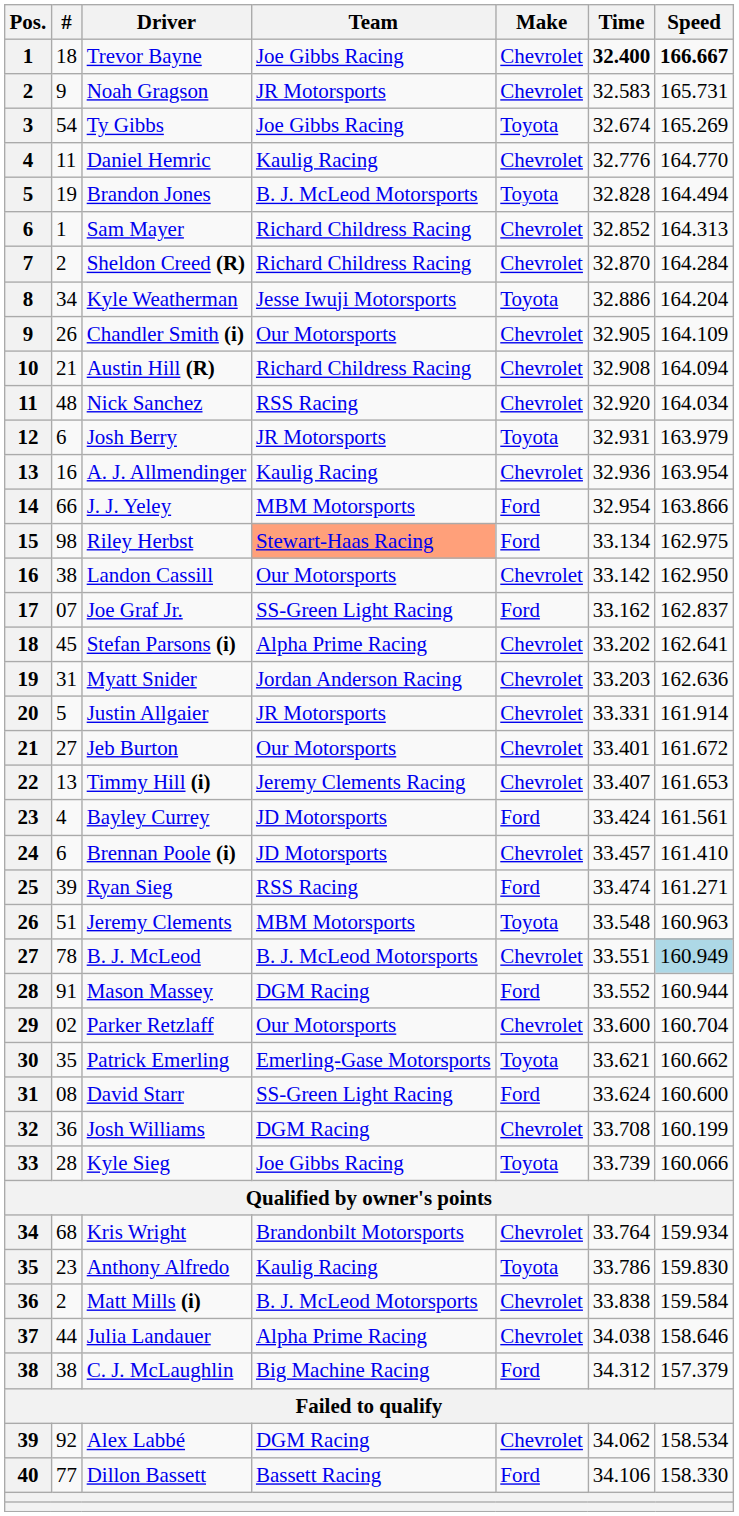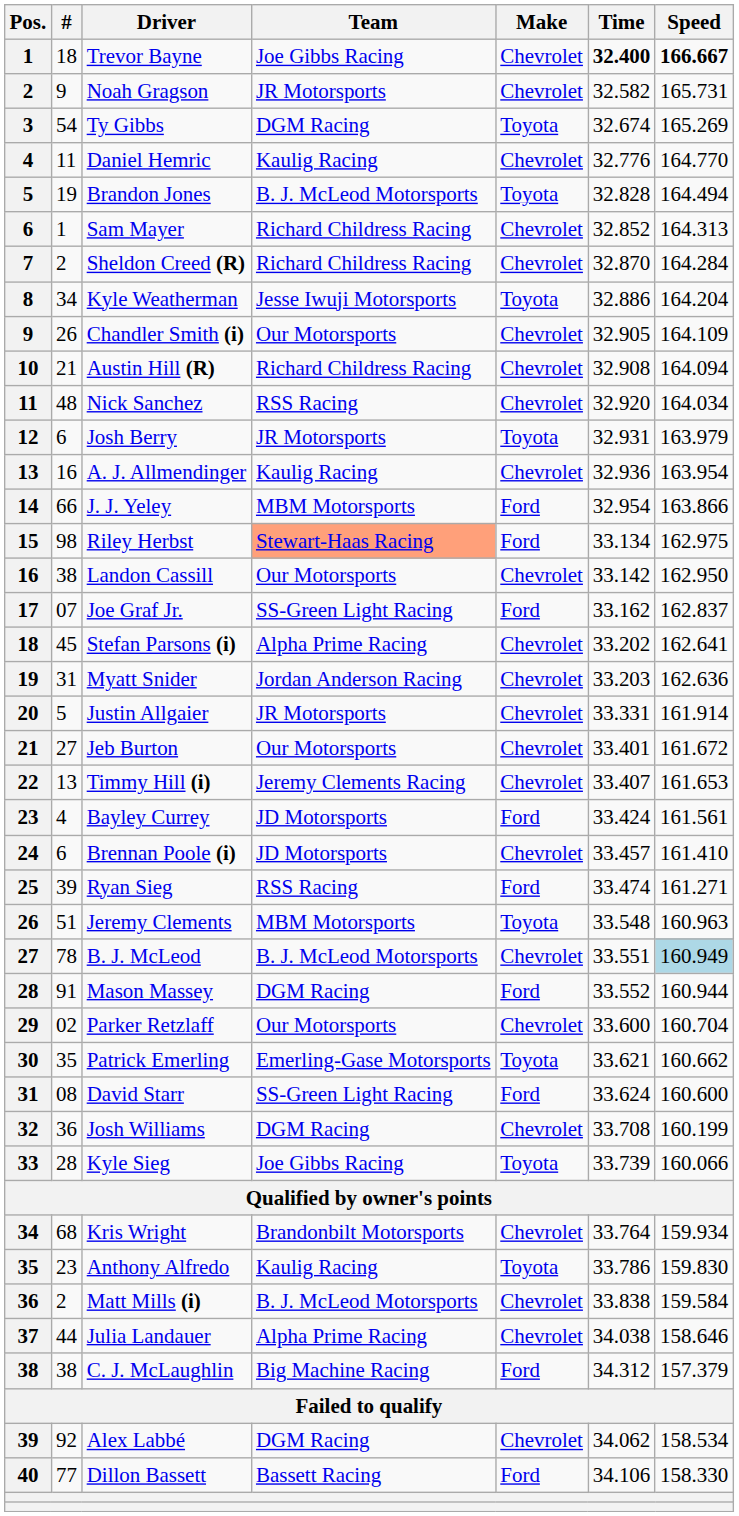(621, 91) 32.583 -> (621, 91) 32.582
(330, 125) Joe Gibbs Racing -> (313, 125) DGM Racing
